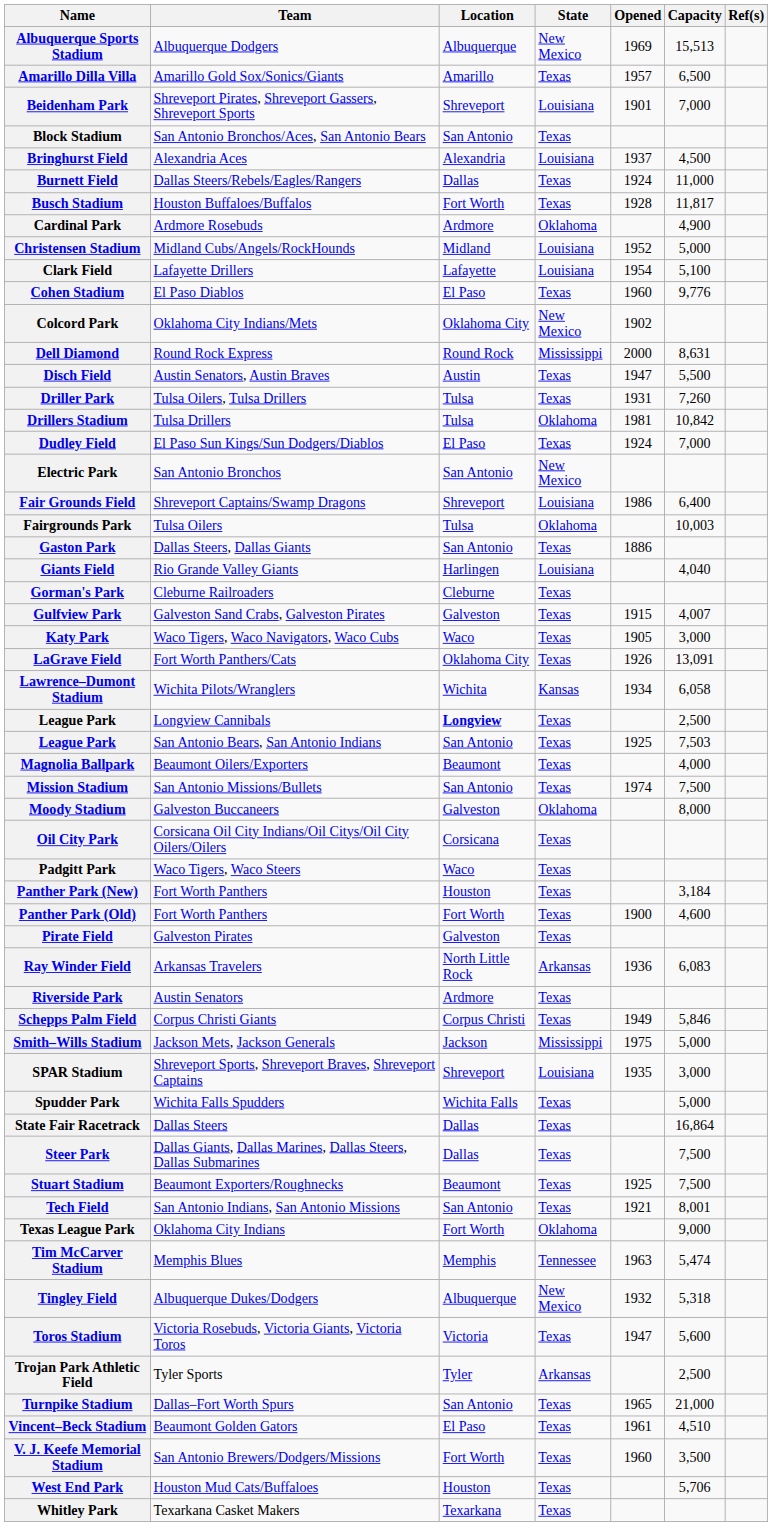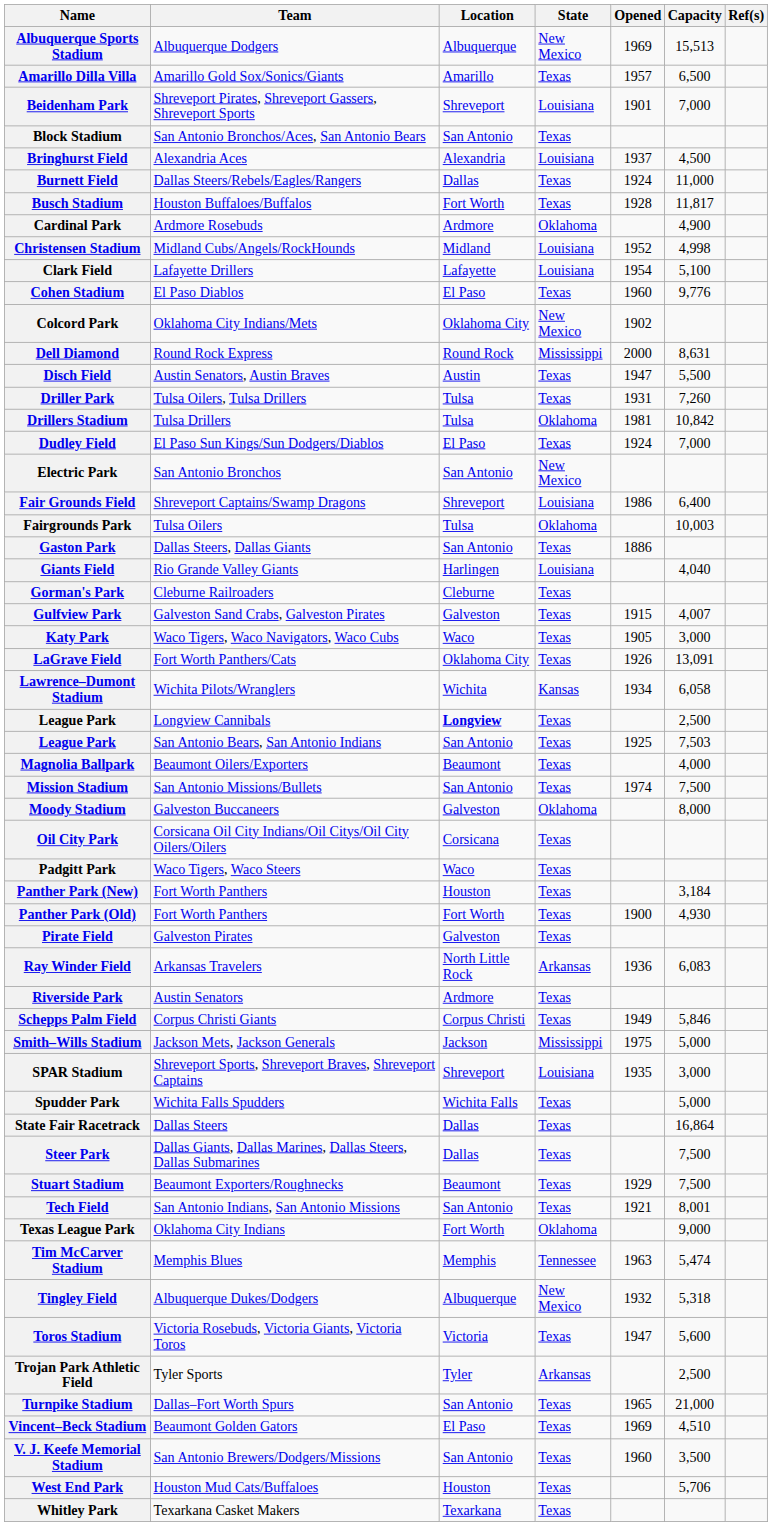(695, 248) 5,000 -> (695, 248) 4,998
(695, 914) 4,600 -> (695, 914) 4,930
(638, 1185) 1925 -> (638, 1185) 1929
(638, 1427) 1961 -> (638, 1427) 1969
(474, 1457) Fort Worth -> (478, 1457) San Antonio
